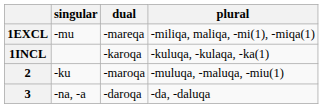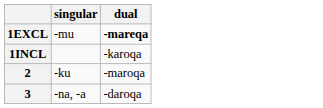- column: (233, 14)
(124, 34) normal -> (126, 34) bold
